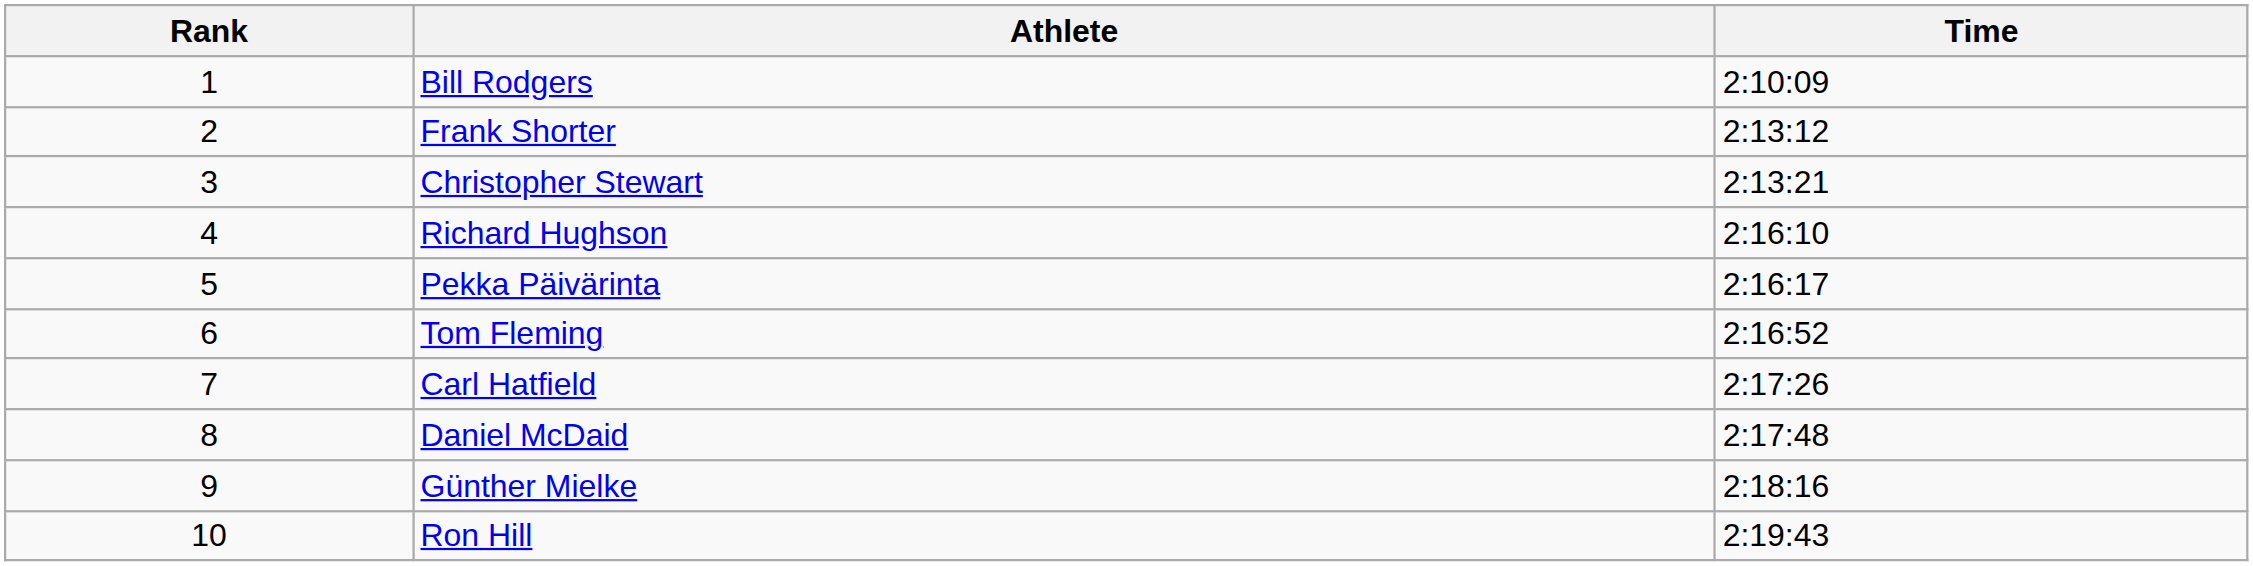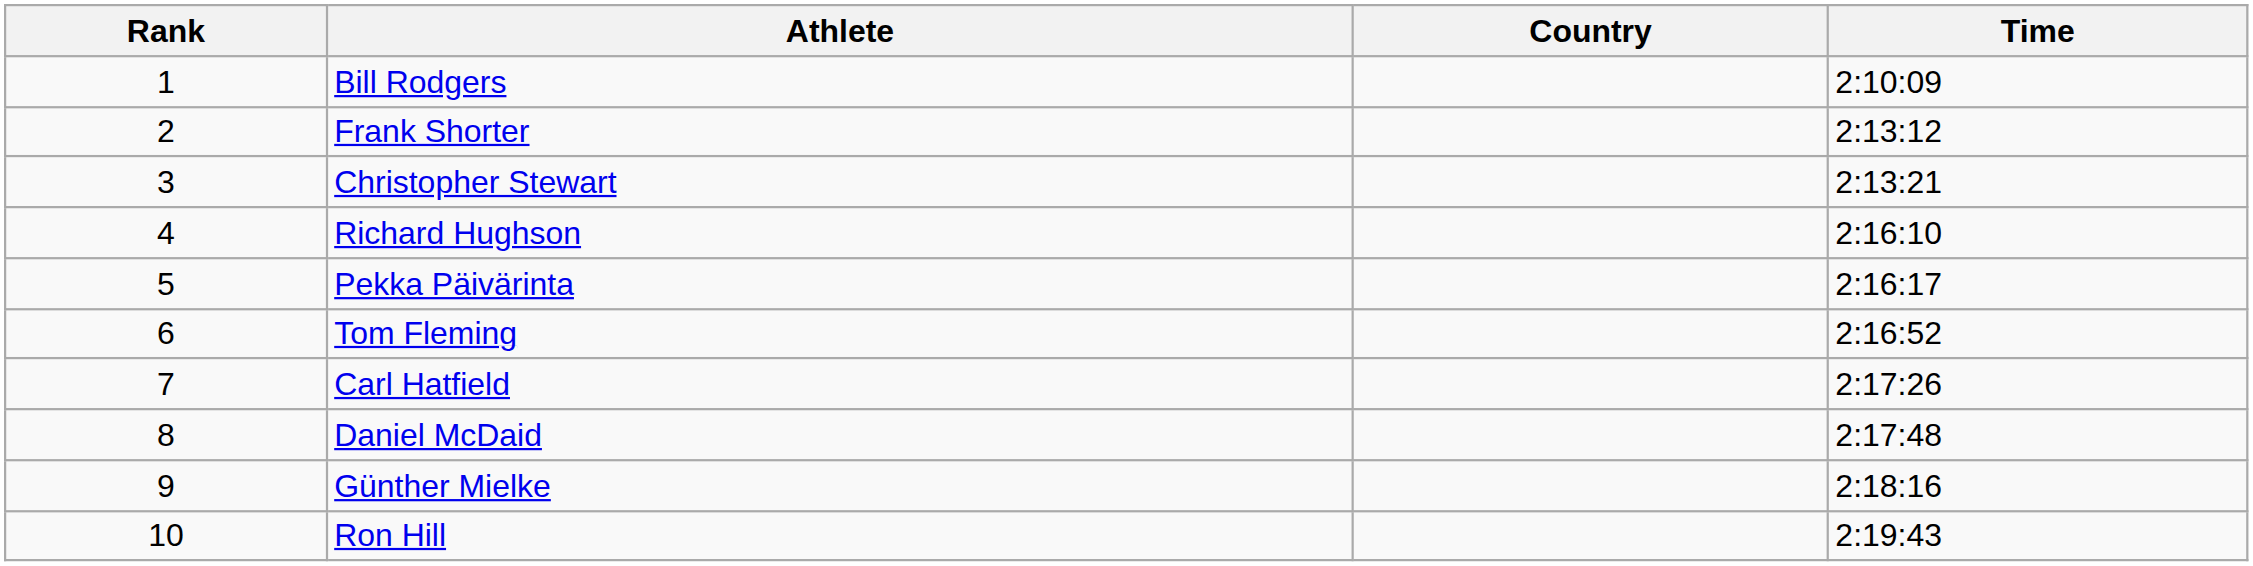+ column: (1591, 31)
